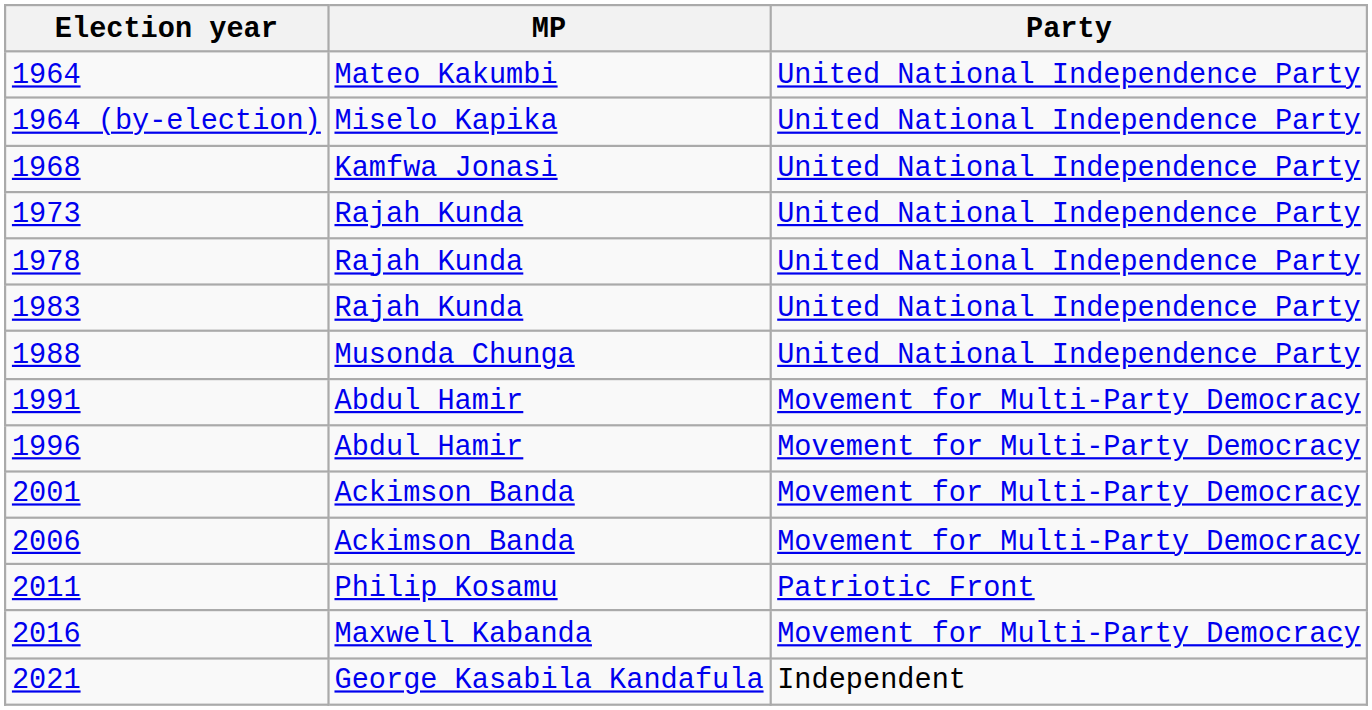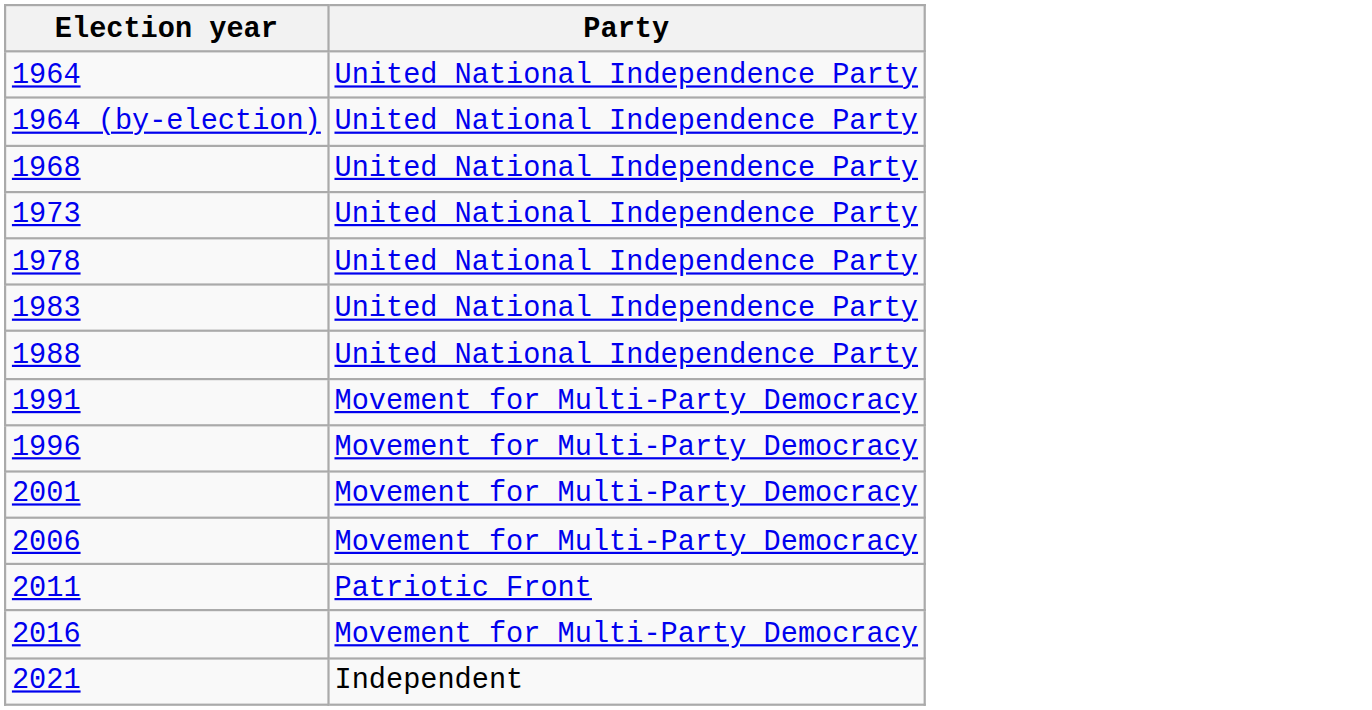- column: (549, 28)
